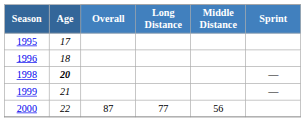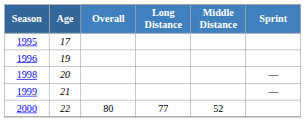(65, 58) 18 -> (65, 58) 19
(65, 75) bold -> (65, 75) normal
(108, 109) 87 -> (108, 109) 80
(218, 109) 56 -> (218, 109) 52
